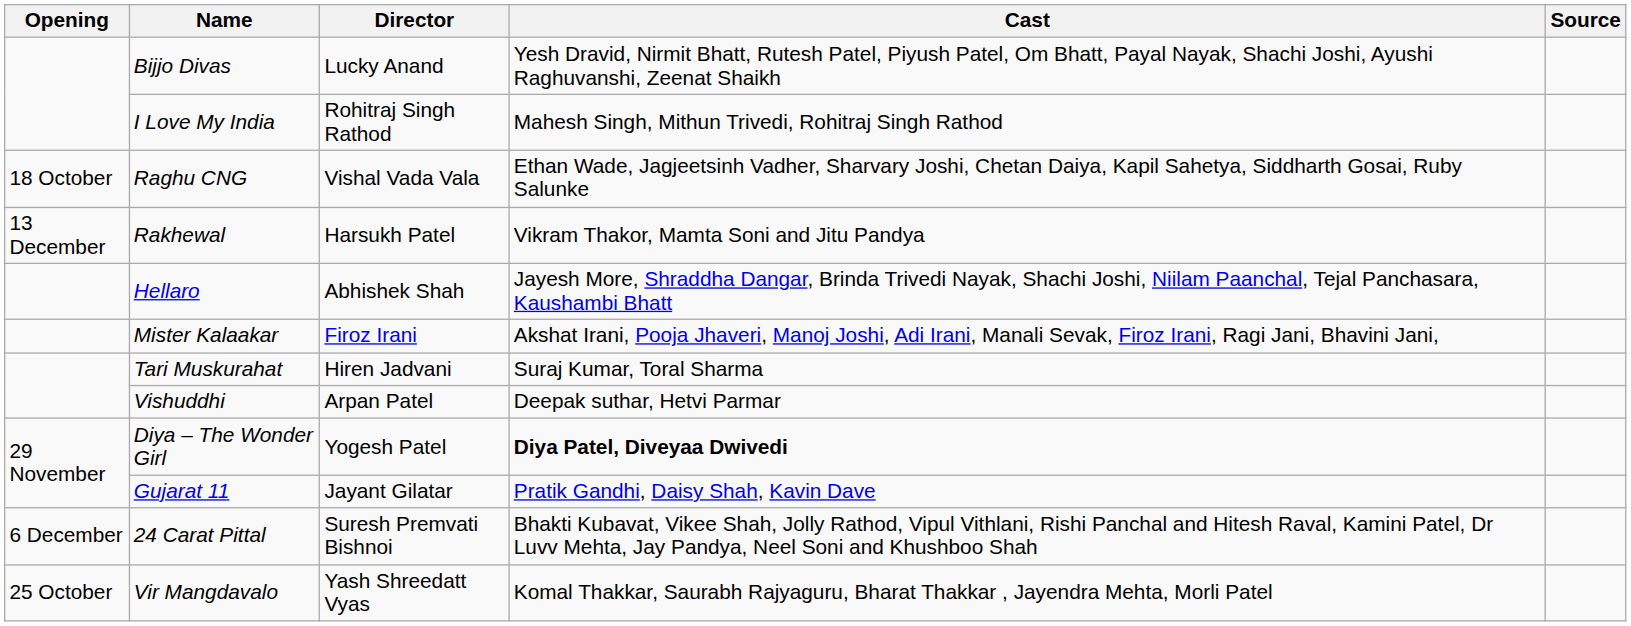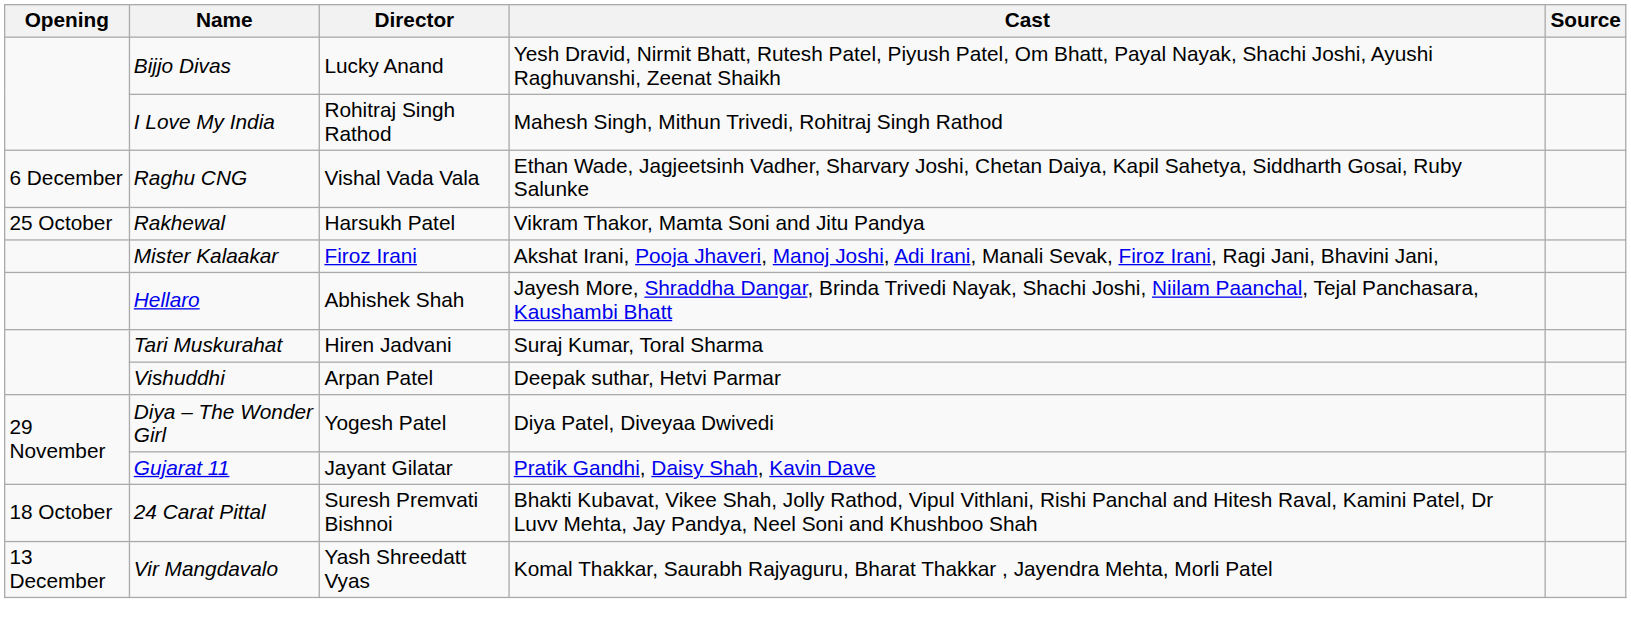(61, 178) 18 October -> (66, 178) 6 December
(57, 234) 13 December -> (61, 223) 25 October
rows swapped: (167, 291) <-> (206, 335)
(651, 446) bold -> (644, 423) normal
(66, 535) 6 December -> (61, 512) 18 October
(61, 592) 25 October -> (57, 568) 13 December
